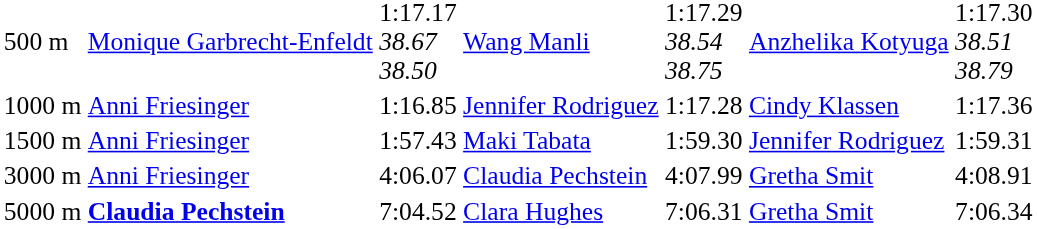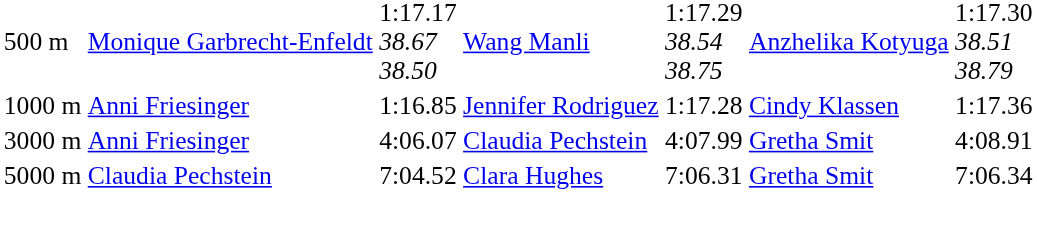- row: (527, 140)
(186, 211) bold -> (180, 176) normal
